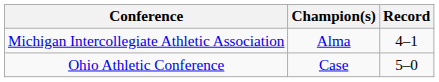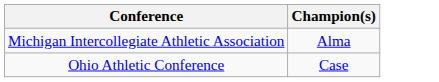- column: (407, 16)
